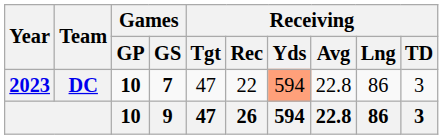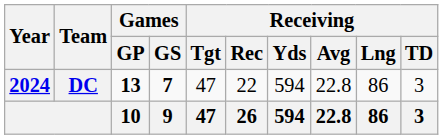(30, 85) 2023 -> (30, 85) 2024
(131, 85) 10 -> (131, 85) 13
(289, 85) lightsalmon background -> (289, 85) no background
